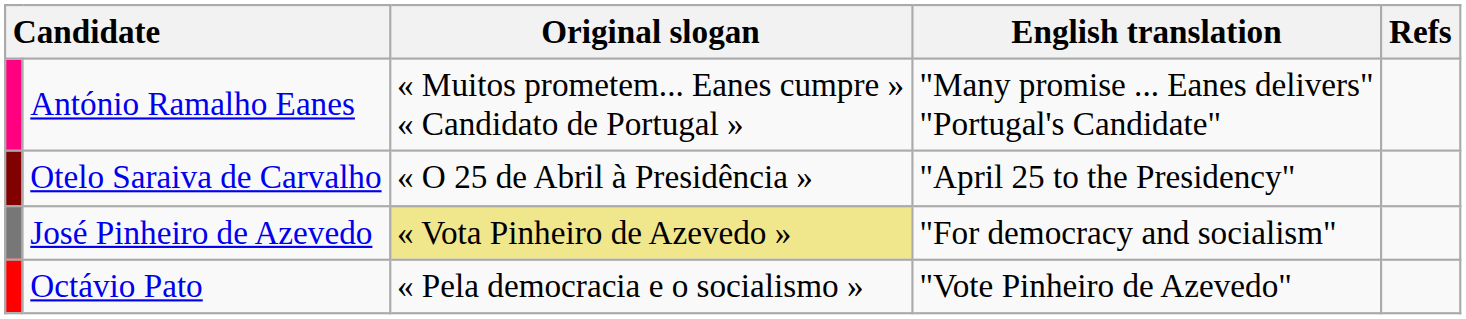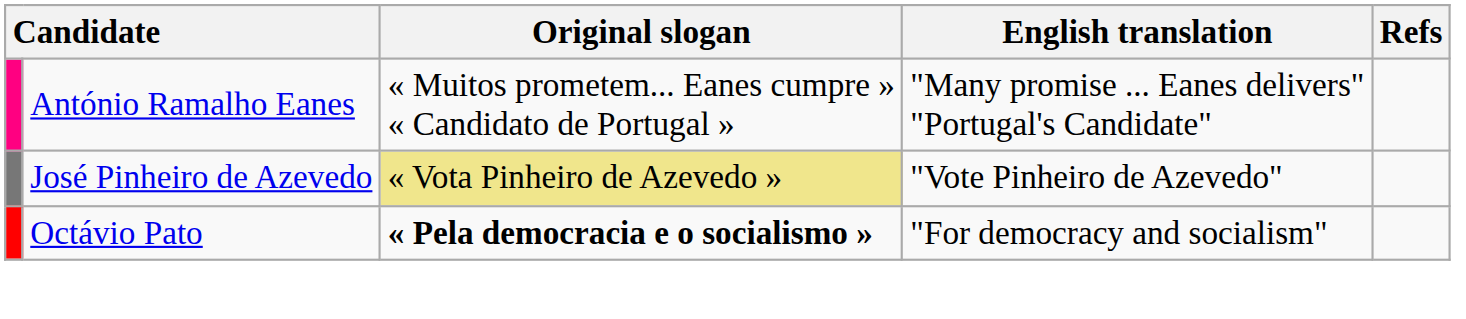- row: (206, 177)
(1128, 231) "For democracy and socialism" -> (1097, 177) "Vote Pinheiro de Azevedo"
(630, 285) normal -> (630, 231) bold
(1106, 285) "Vote Pinheiro de Azevedo" -> (1119, 231) "For democracy and socialism"
